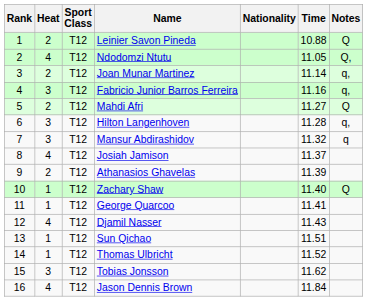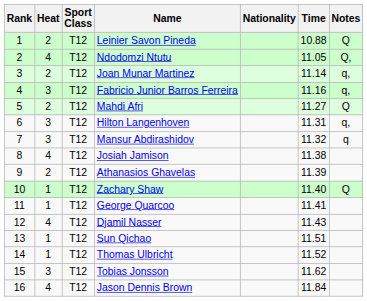(314, 123) 11.28 -> (314, 123) 11.31
(314, 156) 11.37 -> (314, 156) 11.38
